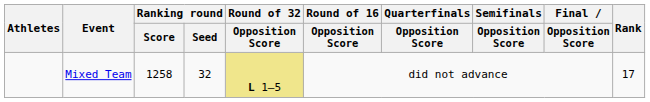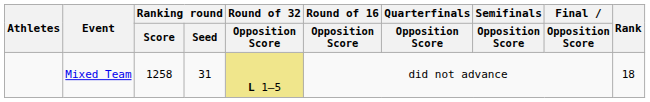(205, 75) 32 -> (205, 75) 31
(628, 75) 17 -> (628, 75) 18
